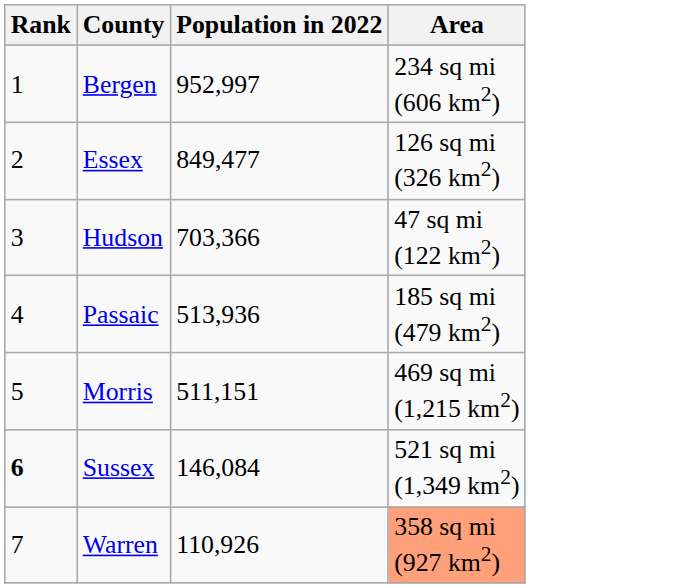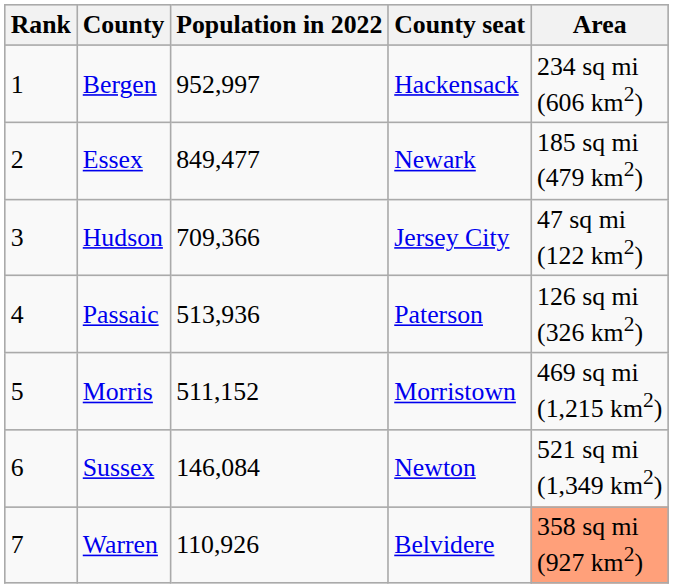+ column: (460, 24)
(447, 160) 126 sq mi (326 km2) -> (590, 160) 185 sq mi (479 km2)
(218, 237) 703,366 -> (218, 237) 709,366
(447, 314) 185 sq mi (479 km2) -> (590, 314) 126 sq mi (326 km2)
(218, 390) 511,151 -> (218, 390) 511,152
(17, 467) bold -> (17, 467) normal
